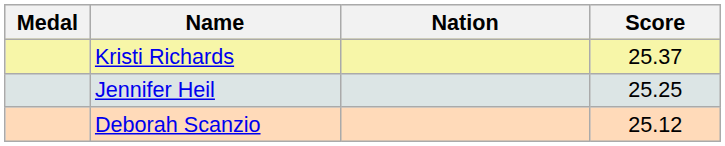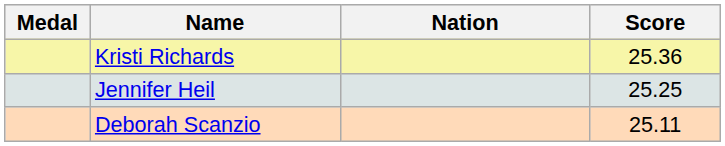(655, 56) 25.37 -> (655, 56) 25.36
(655, 125) 25.12 -> (655, 125) 25.11
